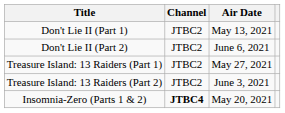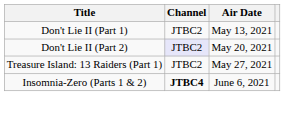(187, 47) no background -> (187, 47) lavender background
(242, 47) June 6, 2021 -> (242, 47) May 20, 2021
- row: (84, 82)
(242, 99) May 20, 2021 -> (242, 82) June 6, 2021
